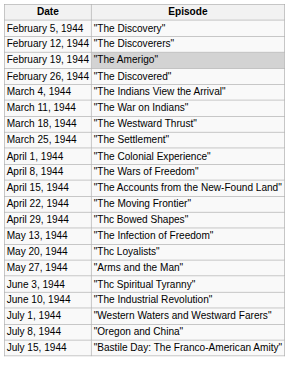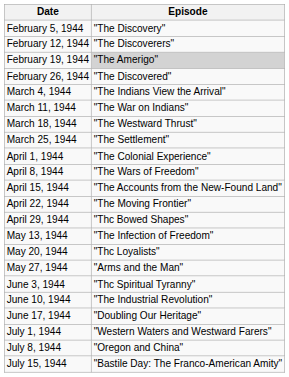+ row: (39, 316)
